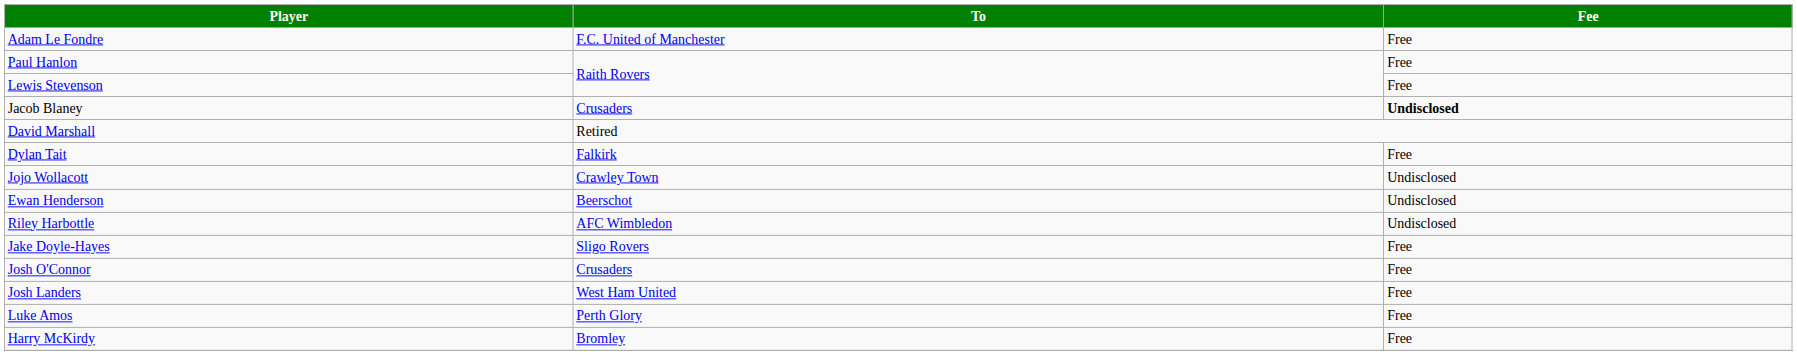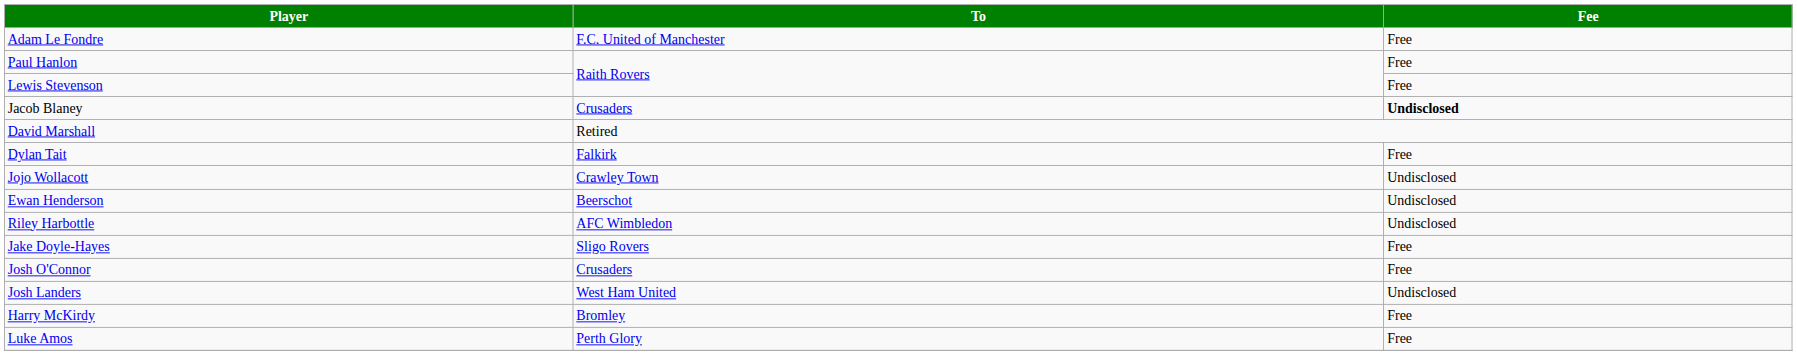(1400, 292) Free -> (1422, 292) Undisclosed
rows swapped: (40, 315) <-> (51, 339)
